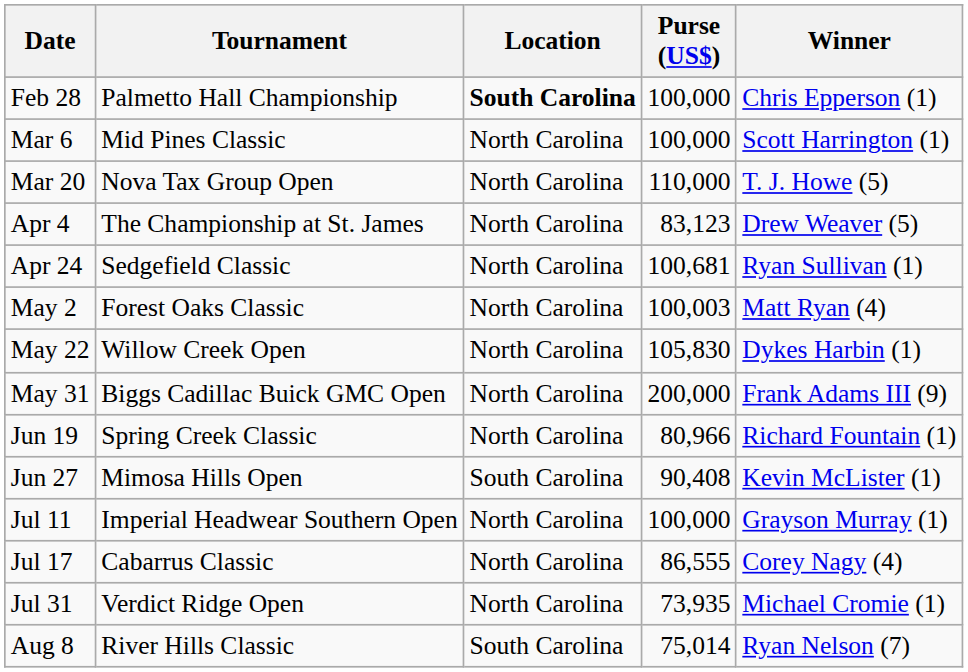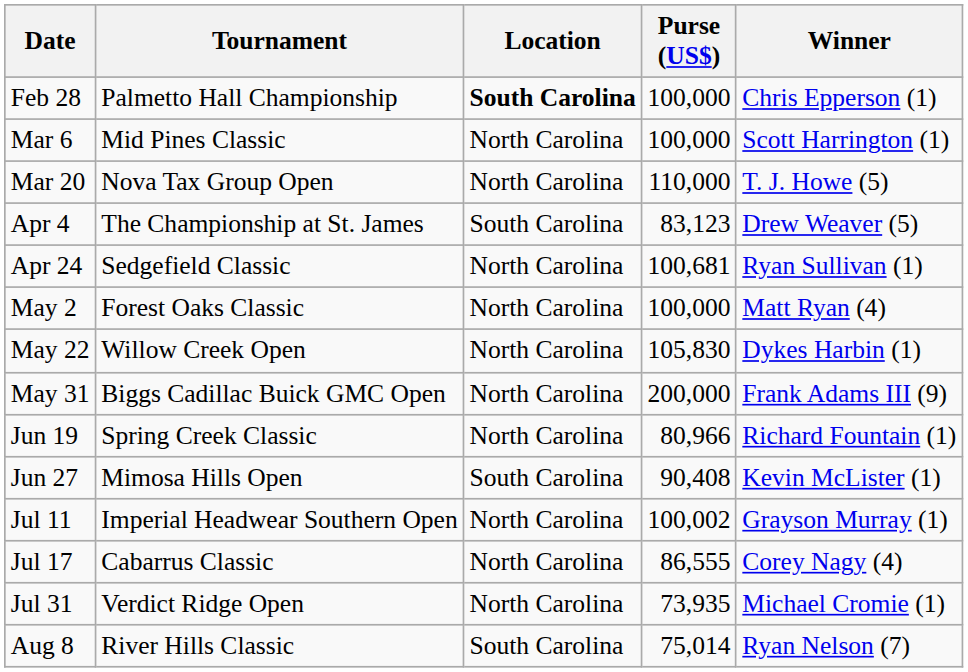(546, 224) North Carolina -> (546, 224) South Carolina
(689, 308) 100,003 -> (689, 308) 100,000
(689, 519) 100,000 -> (689, 519) 100,002
